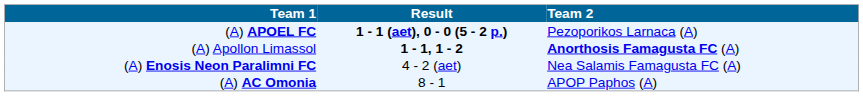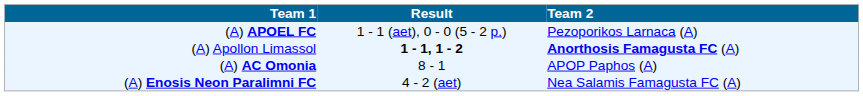(432, 31) bold -> (432, 31) normal
rows swapped: (268, 82) <-> (220, 65)
